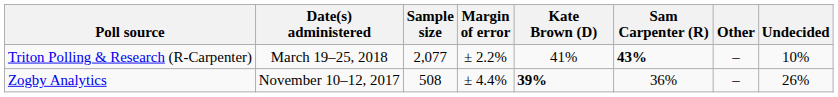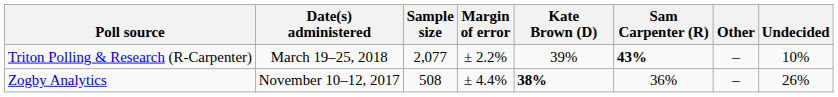(564, 56) 41% -> (564, 56) 39%
(532, 80) 39% -> (532, 80) 38%
